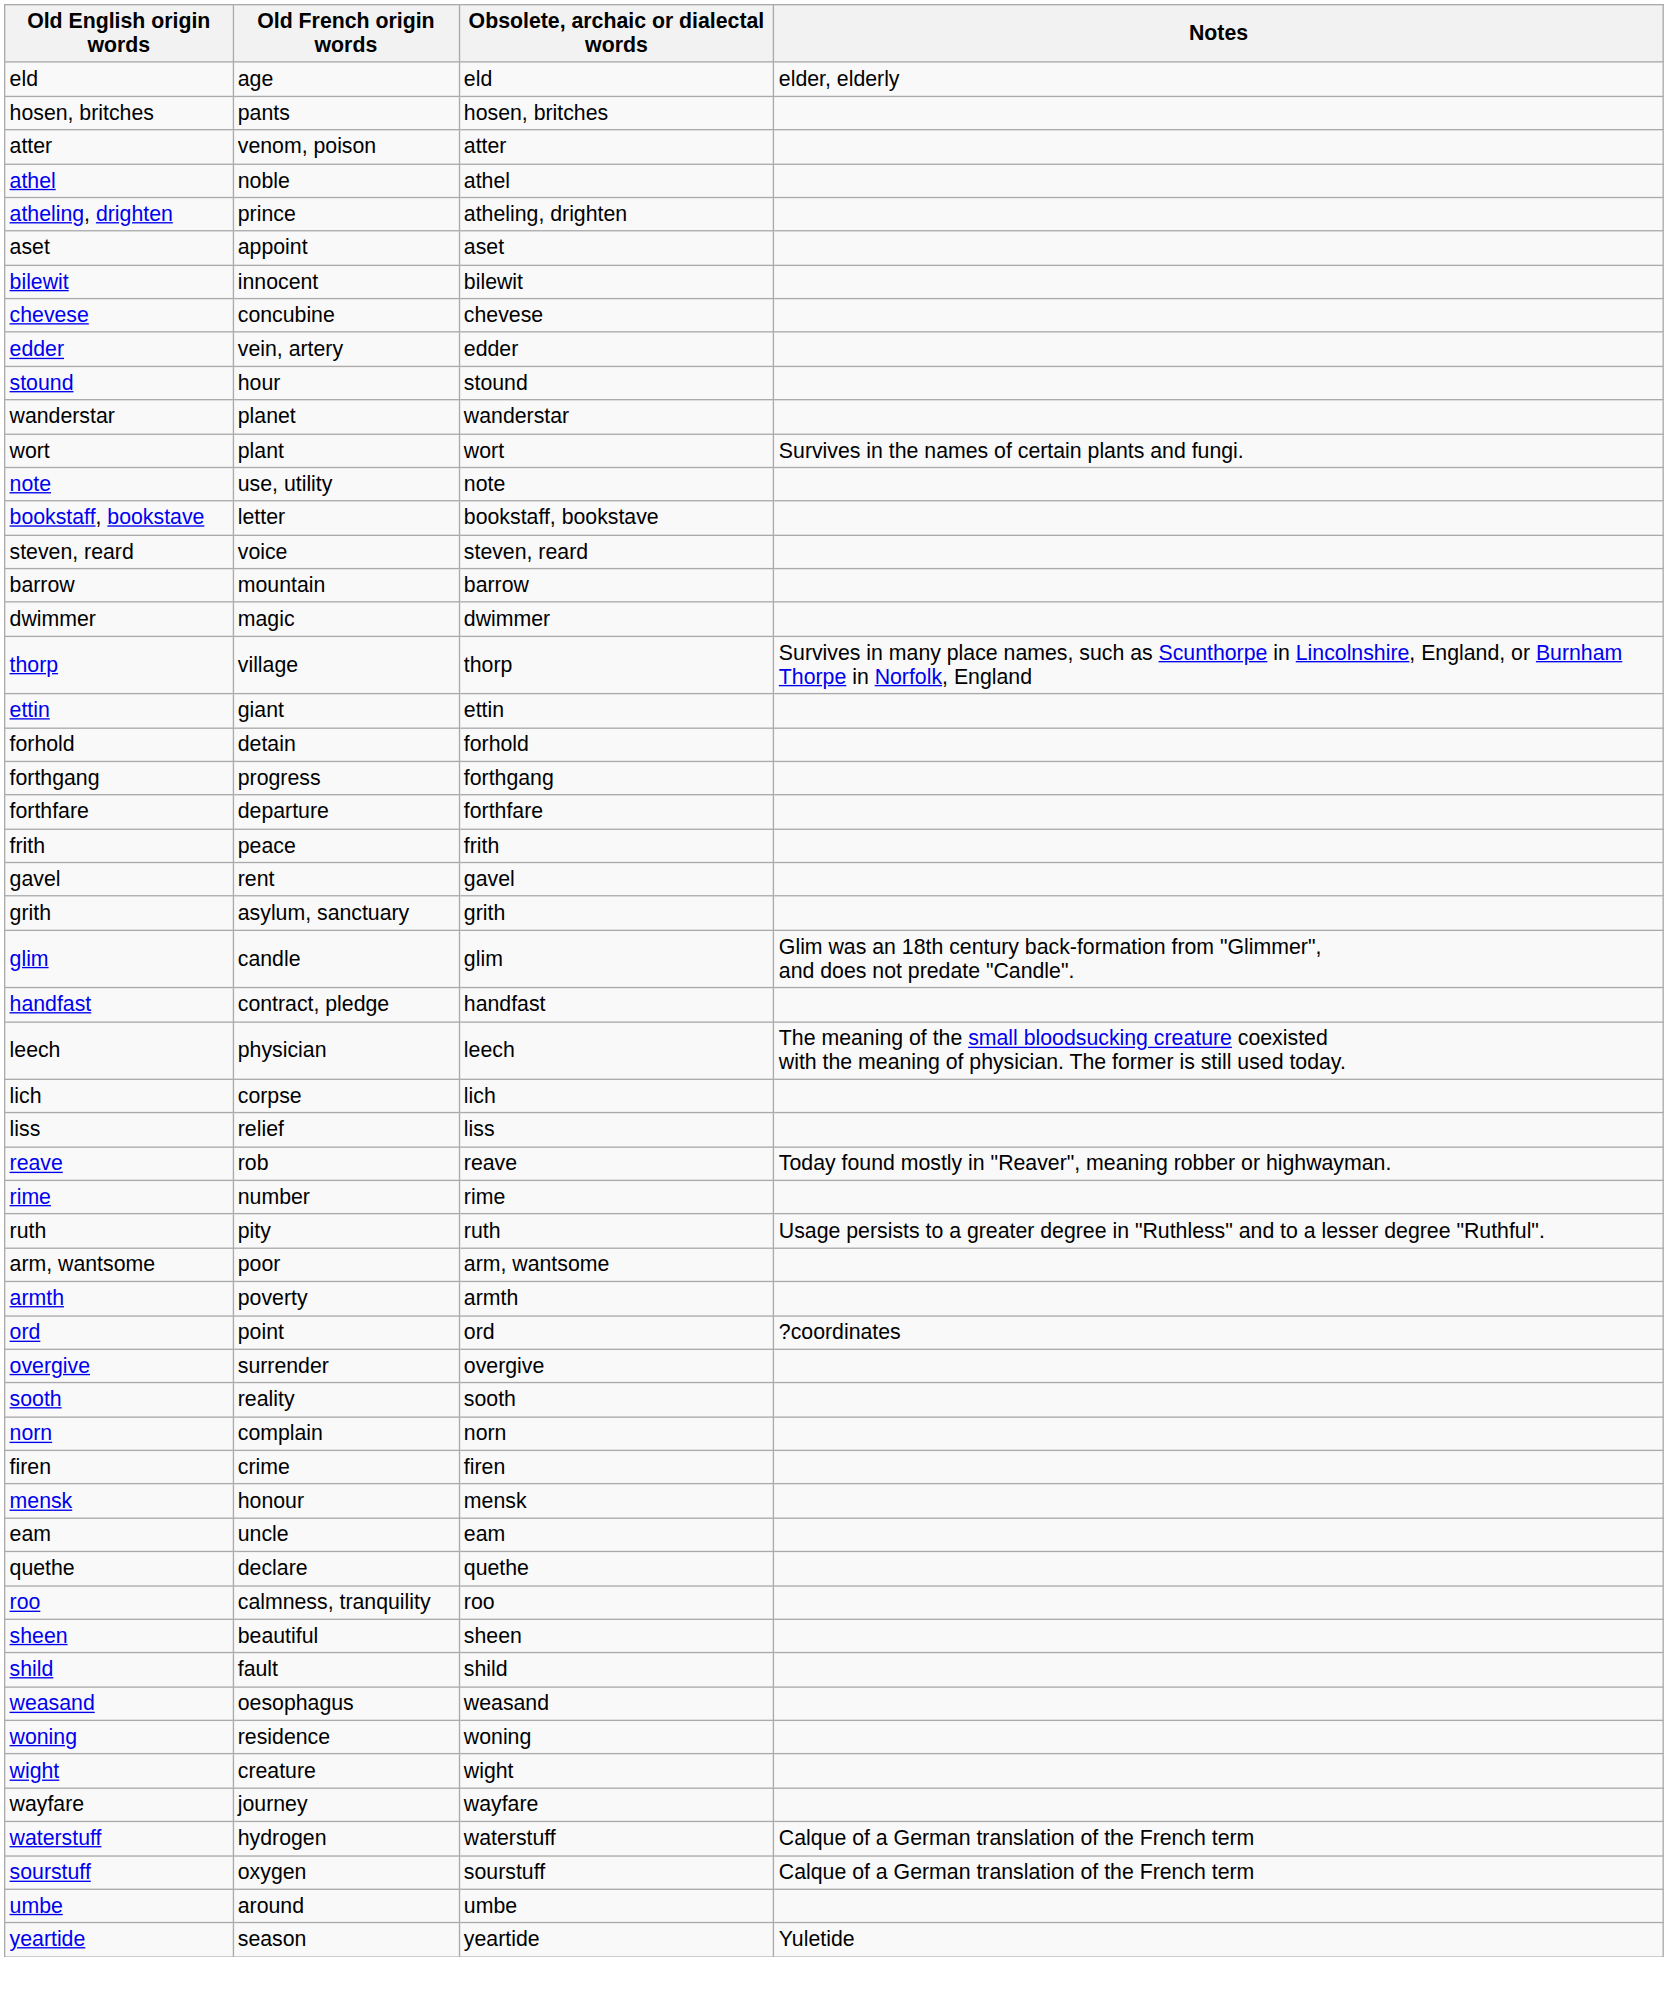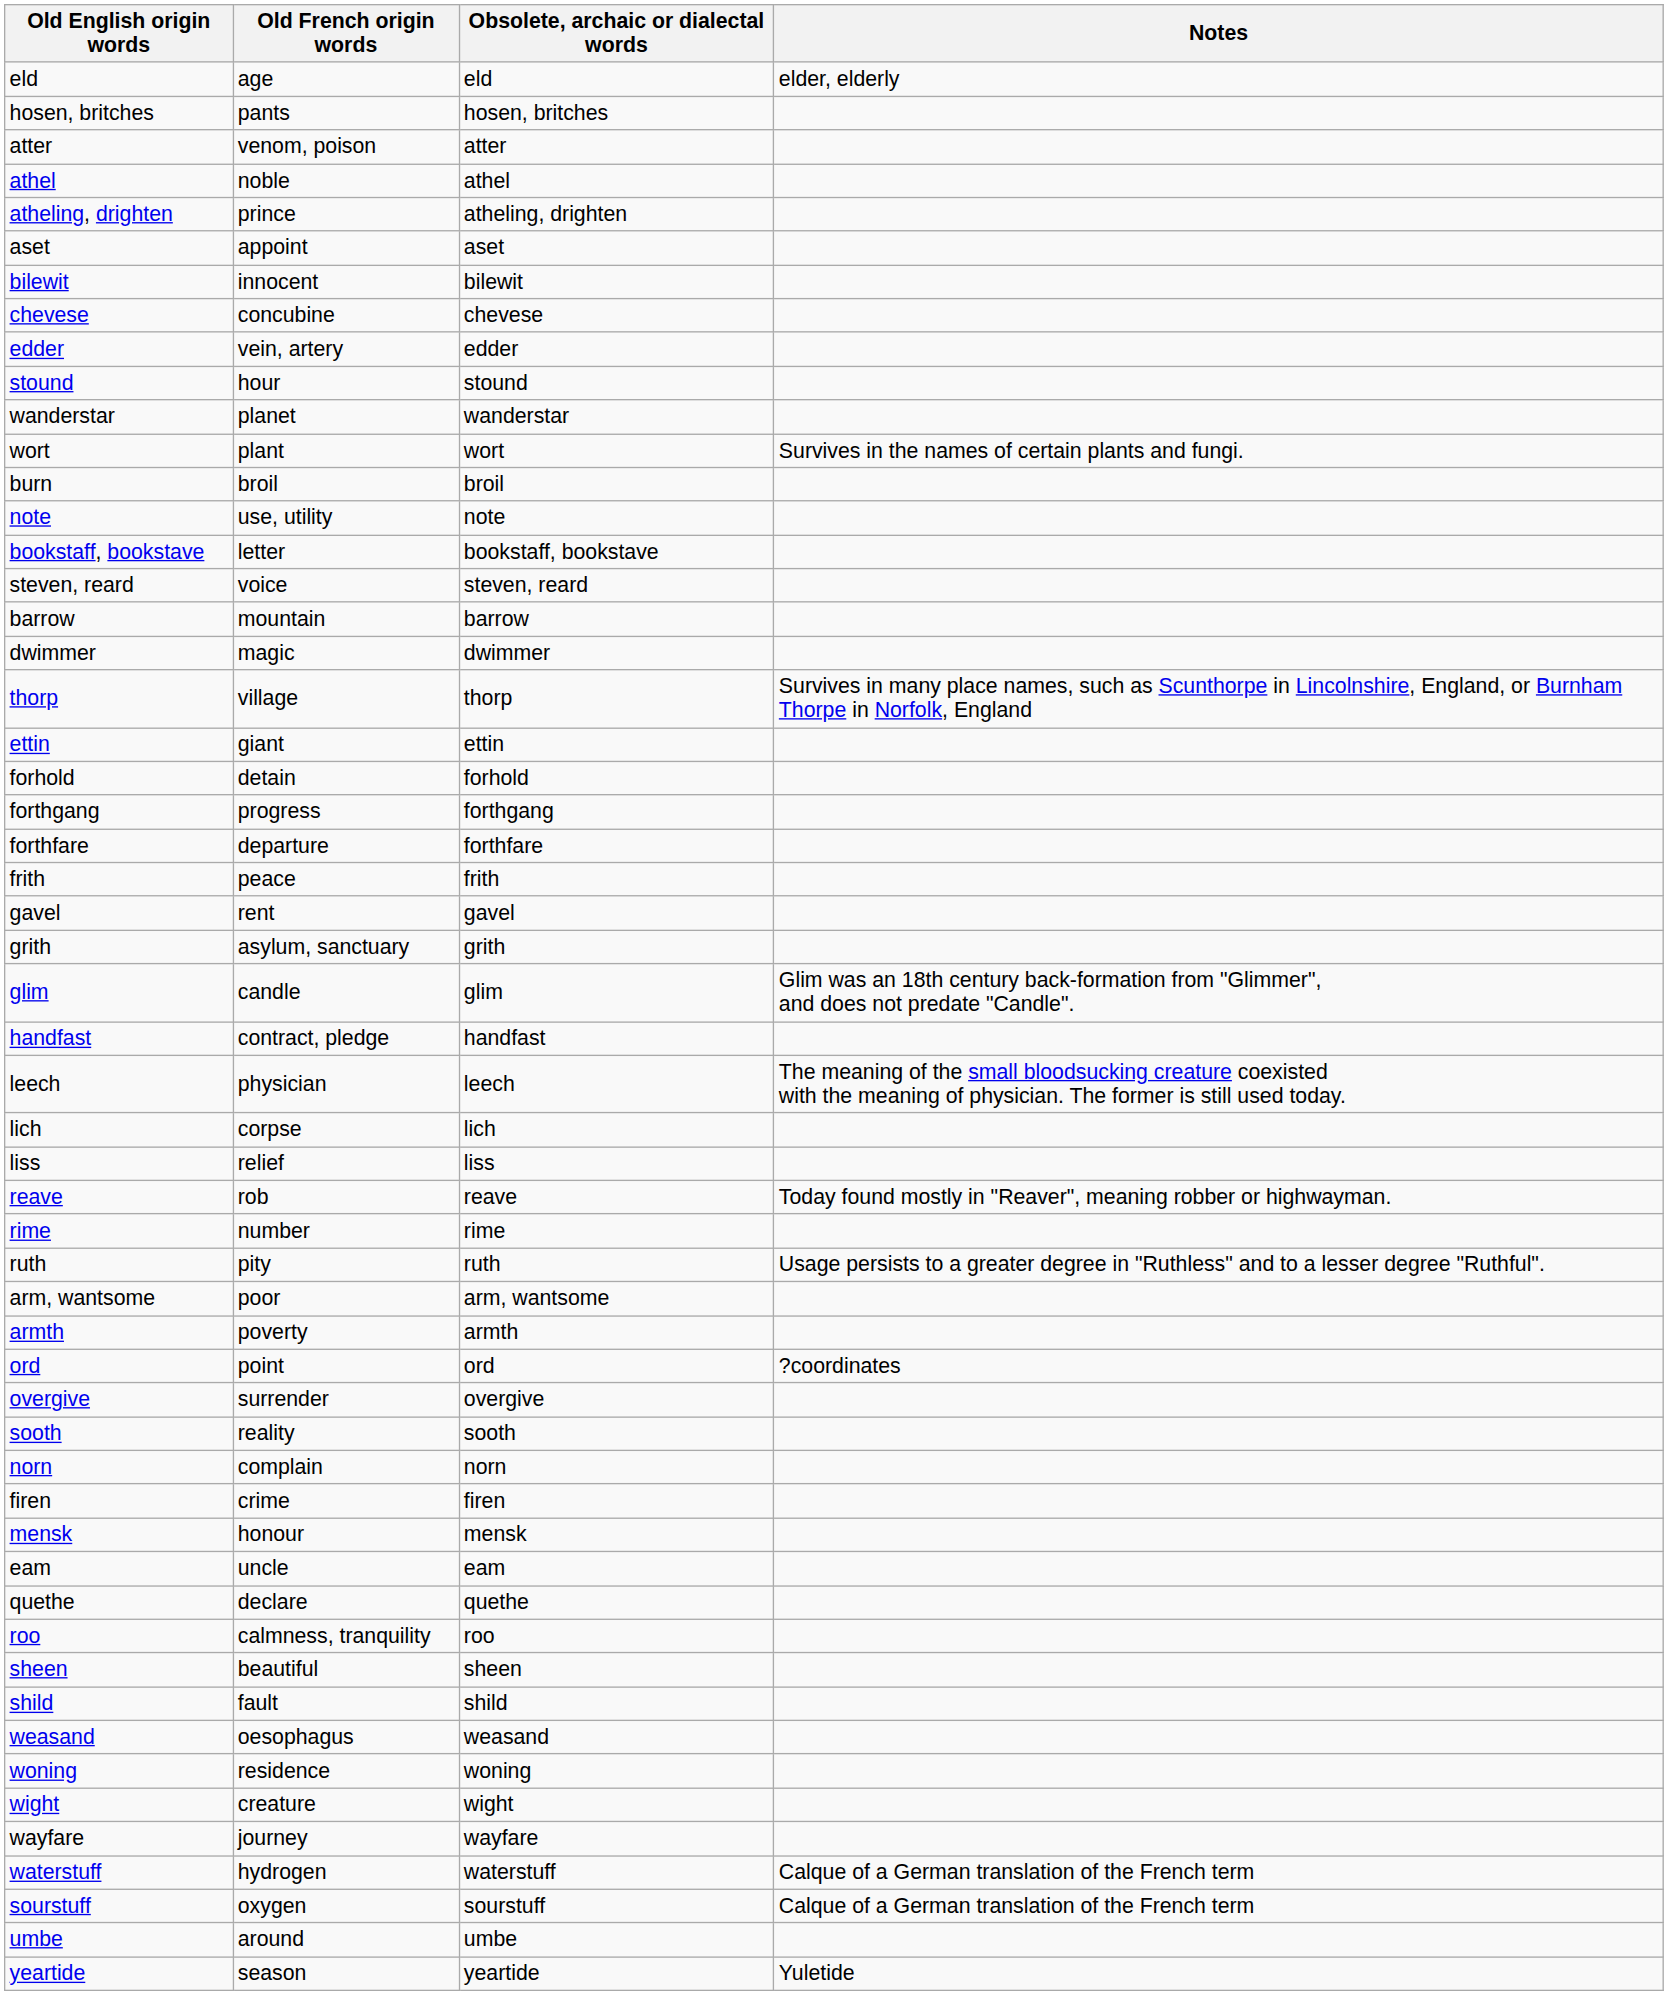+ row: (31, 484)
